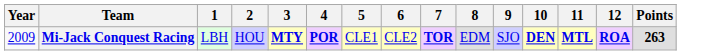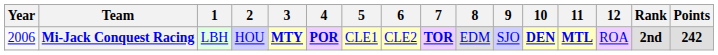+ column: (651, 15)
(21, 38) 2009 -> (21, 38) 2006
(615, 38) bold -> (614, 38) normal
(655, 38) 263 -> (692, 38) 242
